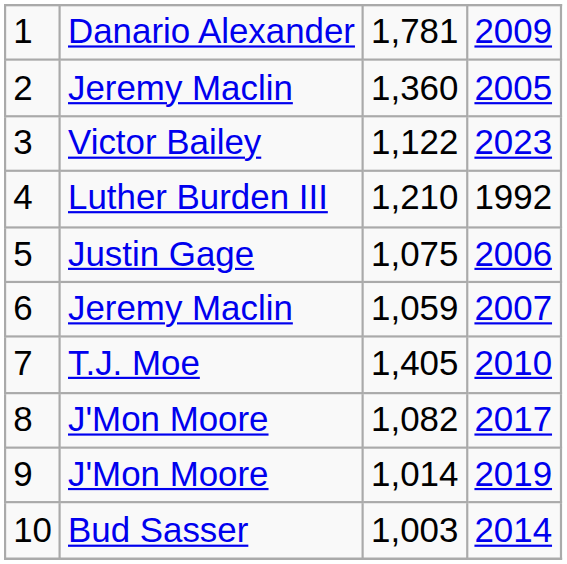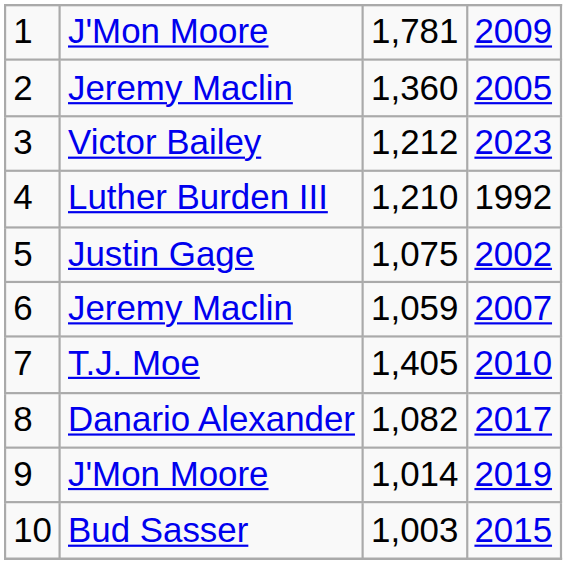(211, 32) Danario Alexander -> (168, 32) J'Mon Moore
(415, 142) 1,122 -> (415, 142) 1,212
(513, 253) 2006 -> (513, 253) 2002
(168, 419) J'Mon Moore -> (211, 419) Danario Alexander
(513, 530) 2014 -> (513, 530) 2015
